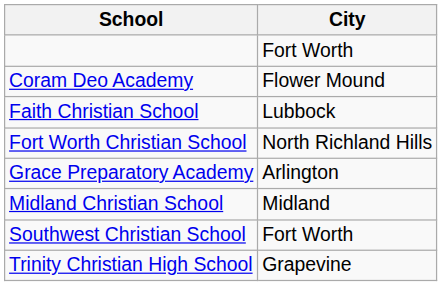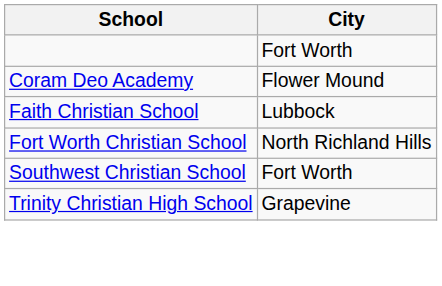- row: (131, 173)
- row: (116, 204)
